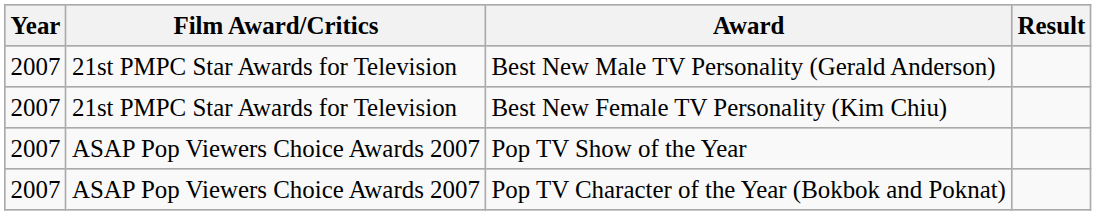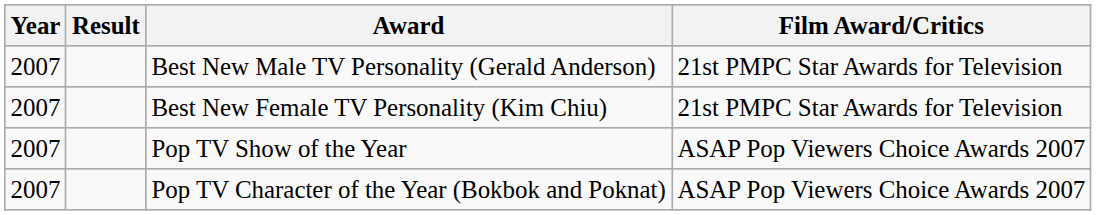columns swapped: (276, 25) <-> (1051, 25)
